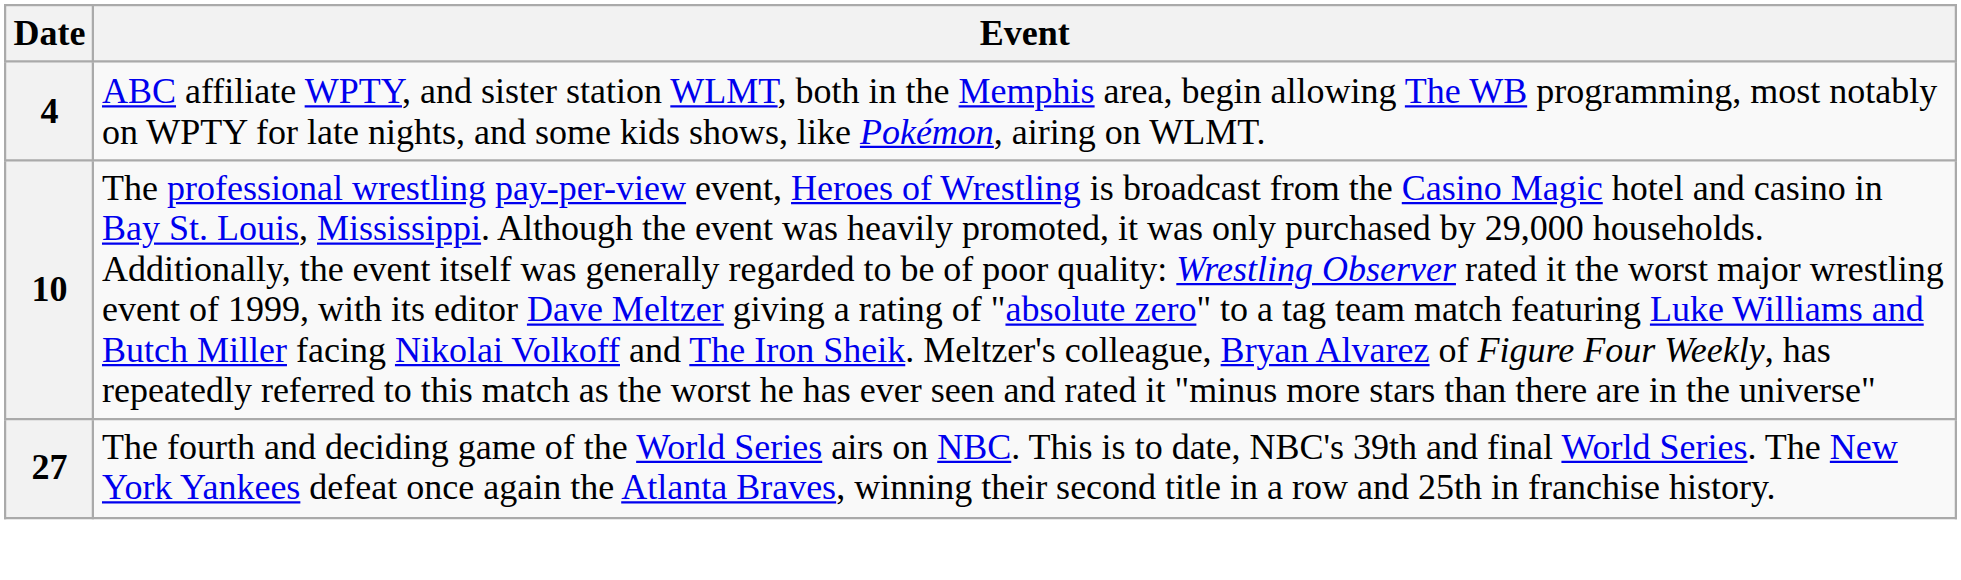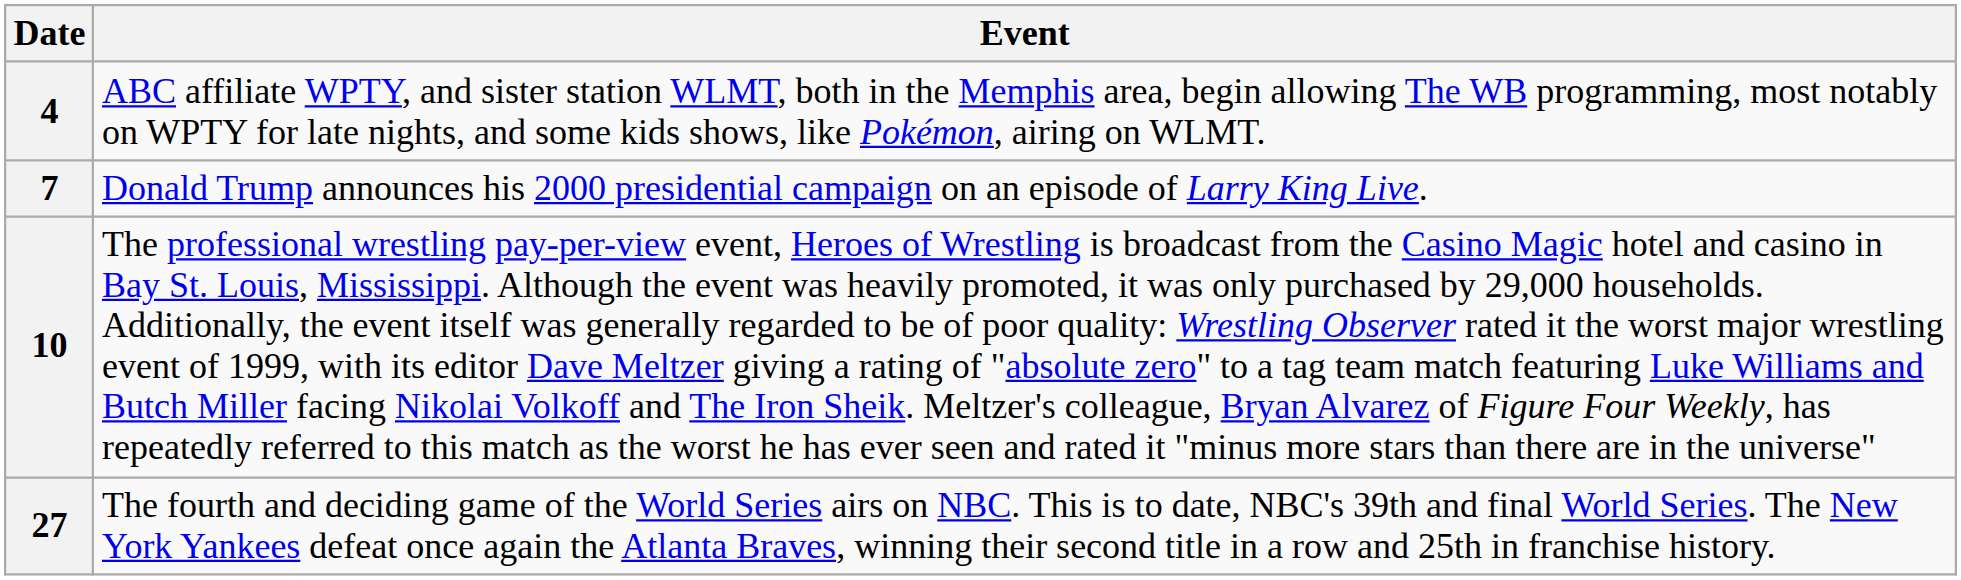+ row: (49, 187)
